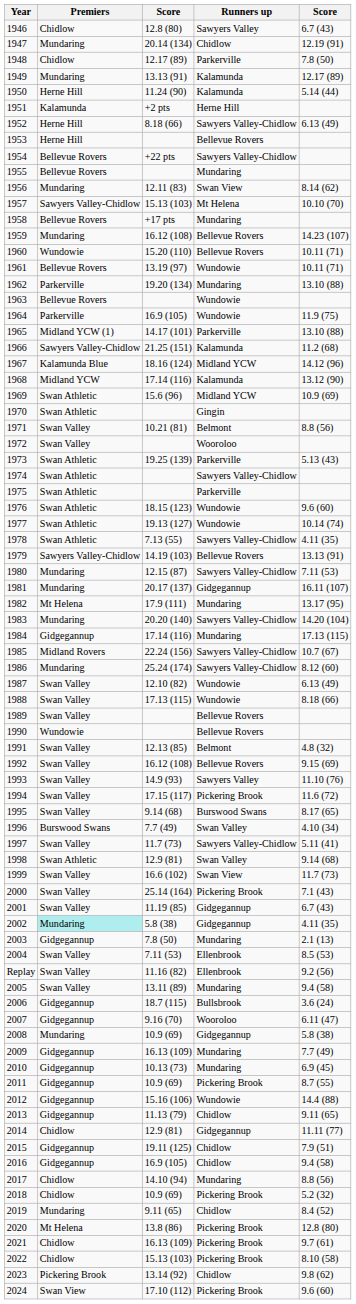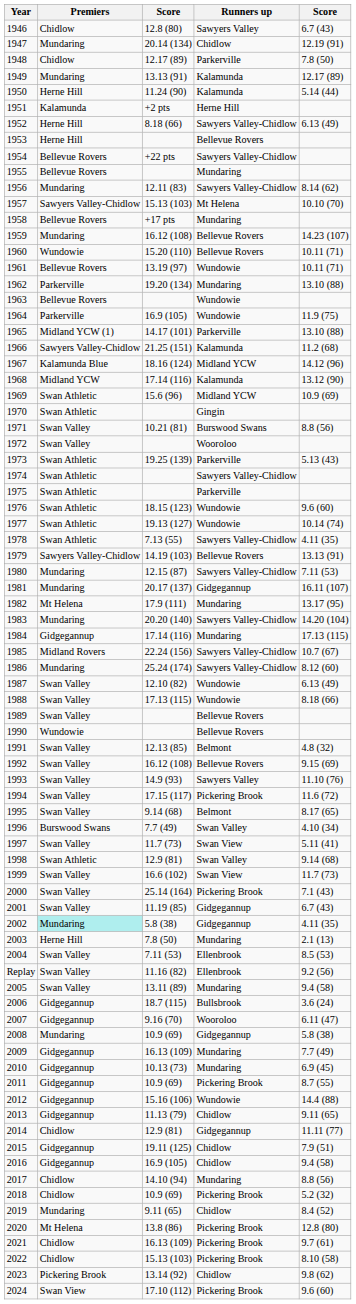(219, 188) Swan View -> (247, 188) Sawyers Valley-Chidlow
(214, 428) Belmont -> (232, 428) Burswood Swans
(232, 811) Burswood Swans -> (214, 811) Belmont
(247, 843) Sawyers Valley-Chidlow -> (219, 843) Swan View
(67, 939) Gidgegannup -> (61, 939) Herne Hill
